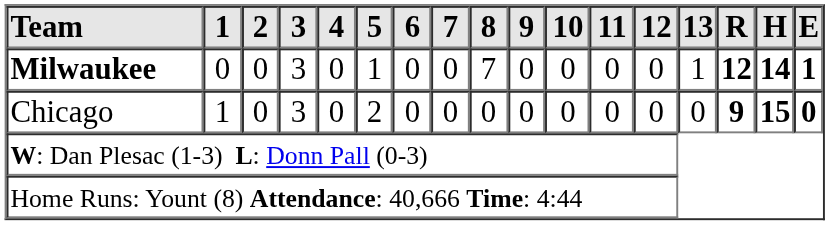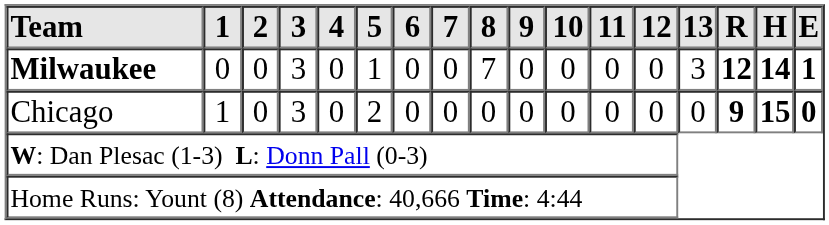(698, 69) 1 -> (698, 69) 3
